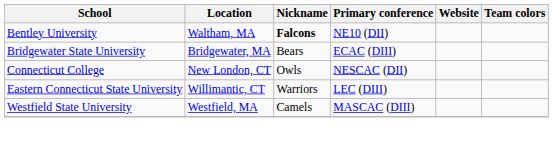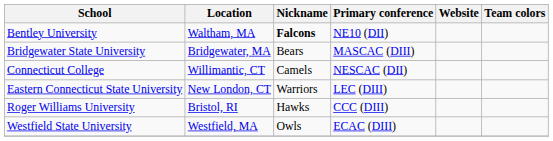(365, 51) ECAC (DIII) -> (374, 51) MASCAC (DIII)
(229, 70) New London, CT -> (226, 70) Willimantic, CT
(289, 70) Owls -> (294, 70) Camels
(226, 88) Willimantic, CT -> (229, 88) New London, CT
+ row: (71, 107)
(294, 107) Camels -> (289, 126) Owls
(374, 107) MASCAC (DIII) -> (365, 126) ECAC (DIII)
